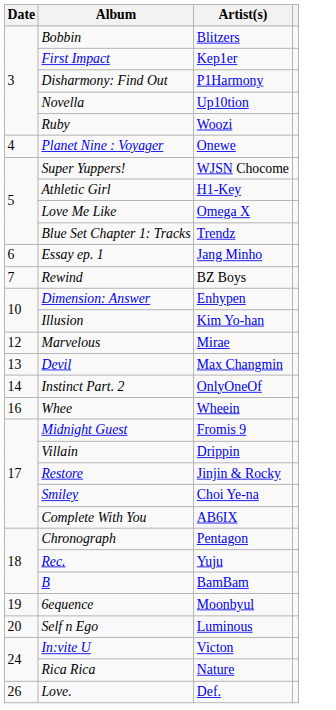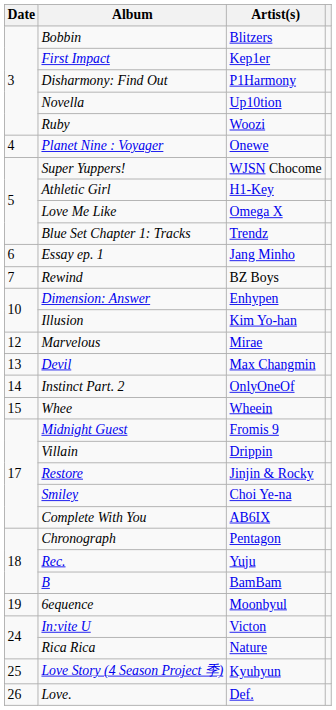(14, 408) 16 -> (14, 408) 15
- row: (70, 626)
+ row: (132, 670)
